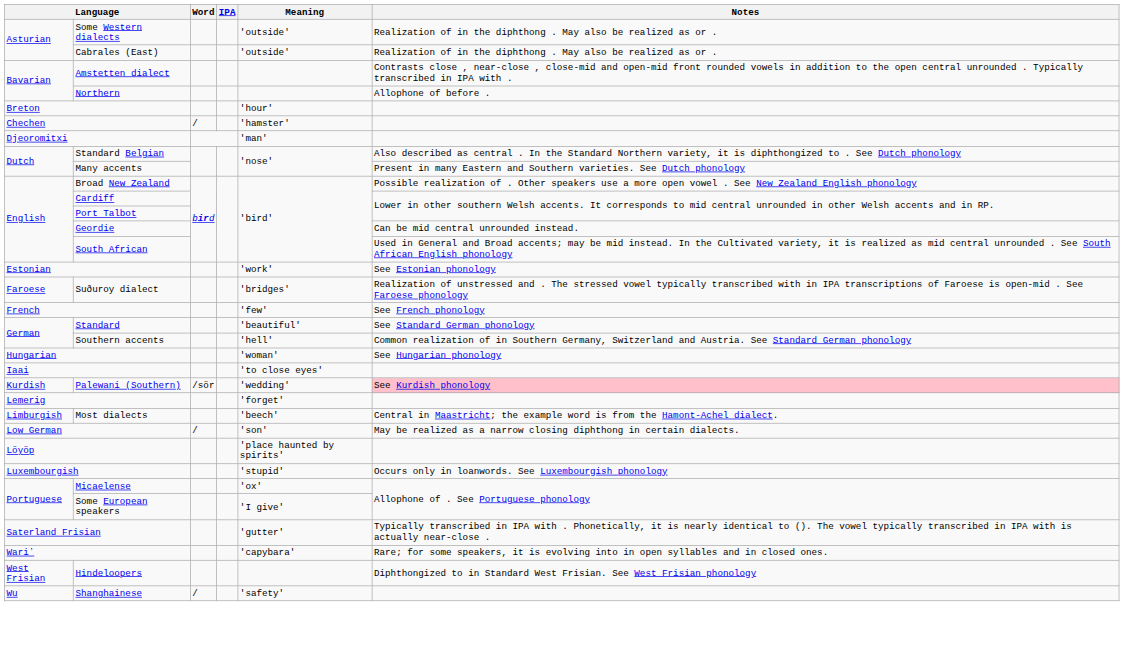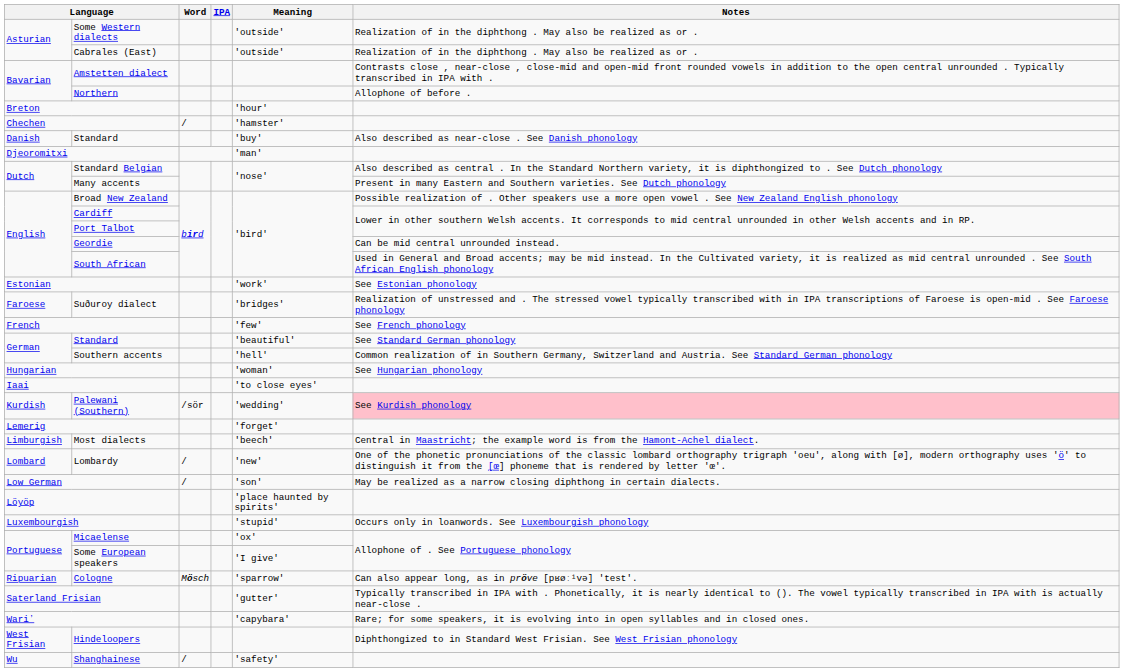+ row: (23, 138)
+ row: (26, 462)
+ row: (31, 578)
